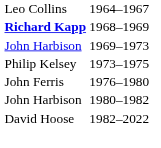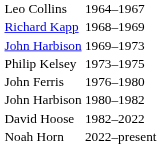(45, 27) bold -> (42, 27) normal
+ row: (121, 136)
